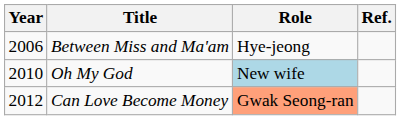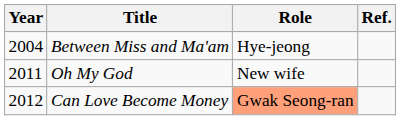(26, 45) 2006 -> (26, 45) 2004
(26, 73) 2010 -> (25, 73) 2011
(271, 73) lightblue background -> (271, 73) no background
